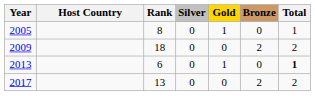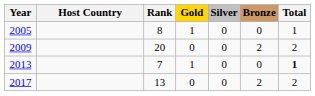columns swapped: (224, 13) <-> (192, 13)
(160, 47) 18 -> (160, 47) 20
(160, 64) 6 -> (160, 64) 7
